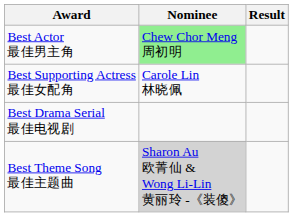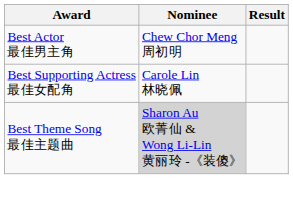(190, 43) lightgreen background -> (190, 43) no background
- row: (56, 120)
